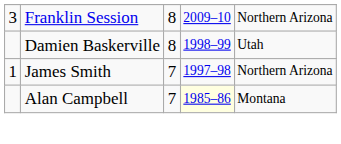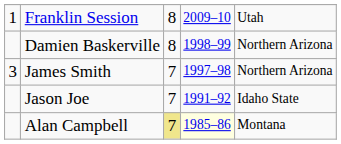(13, 17) 3 -> (13, 17) 1
(285, 17) Northern Arizona -> (250, 17) Utah
(250, 44) Utah -> (285, 44) Northern Arizona
(13, 71) 1 -> (13, 71) 3
+ row: (57, 98)
(172, 98) no background -> (172, 125) khaki background
